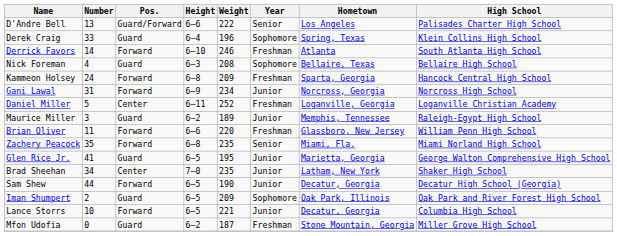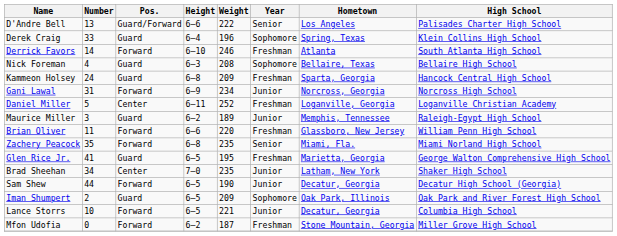(135, 78) Forward -> (130, 78) Guard
(267, 158) Junior -> (272, 158) Freshman
(130, 225) Guard -> (135, 225) Forward
